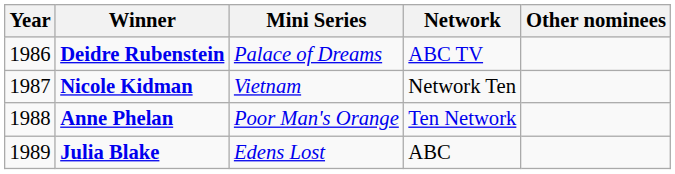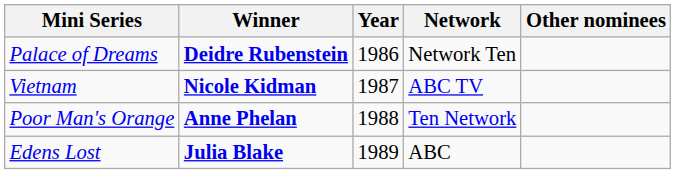columns swapped: (30, 20) <-> (316, 20)
(446, 53) ABC TV -> (462, 53) Network Ten
(462, 86) Network Ten -> (446, 86) ABC TV
